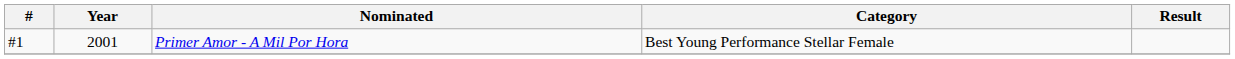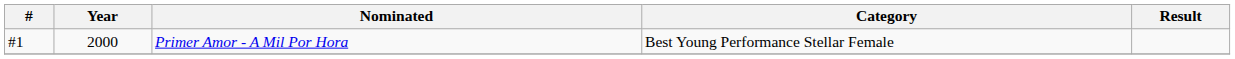(102, 41) 2001 -> (102, 41) 2000
